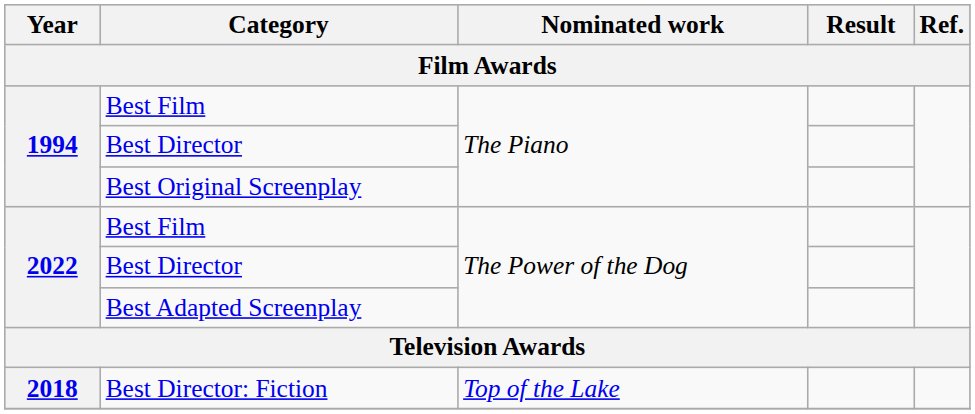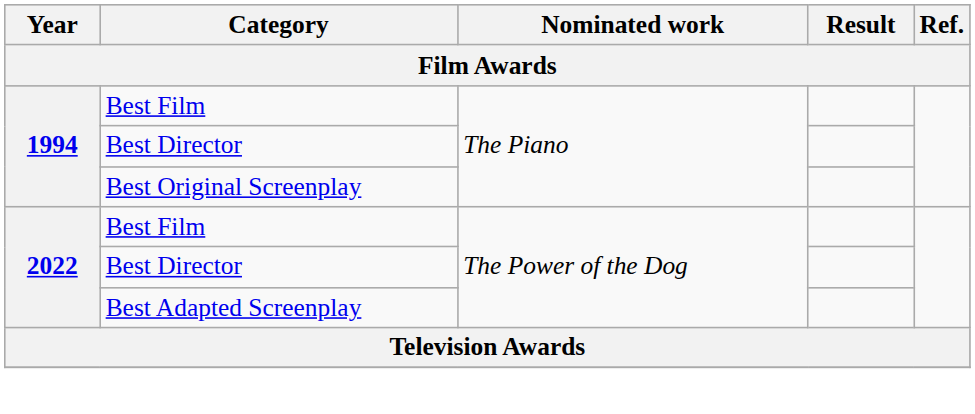- row: (52, 387)
